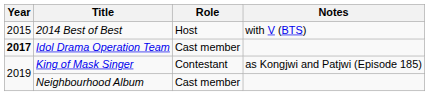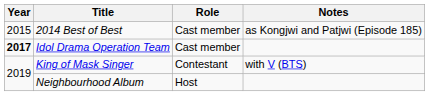(186, 30) Host -> (208, 30) Cast member
(276, 30) with V (BTS) -> (334, 30) as Kongjwi and Patjwi (Episode 185)
(334, 64) as Kongjwi and Patjwi (Episode 185) -> (276, 64) with V (BTS)
(208, 82) Cast member -> (186, 82) Host
